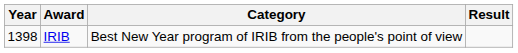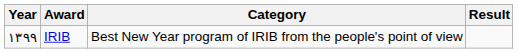(22, 36) 1398 -> (23, 37) ۱۳۹۹
